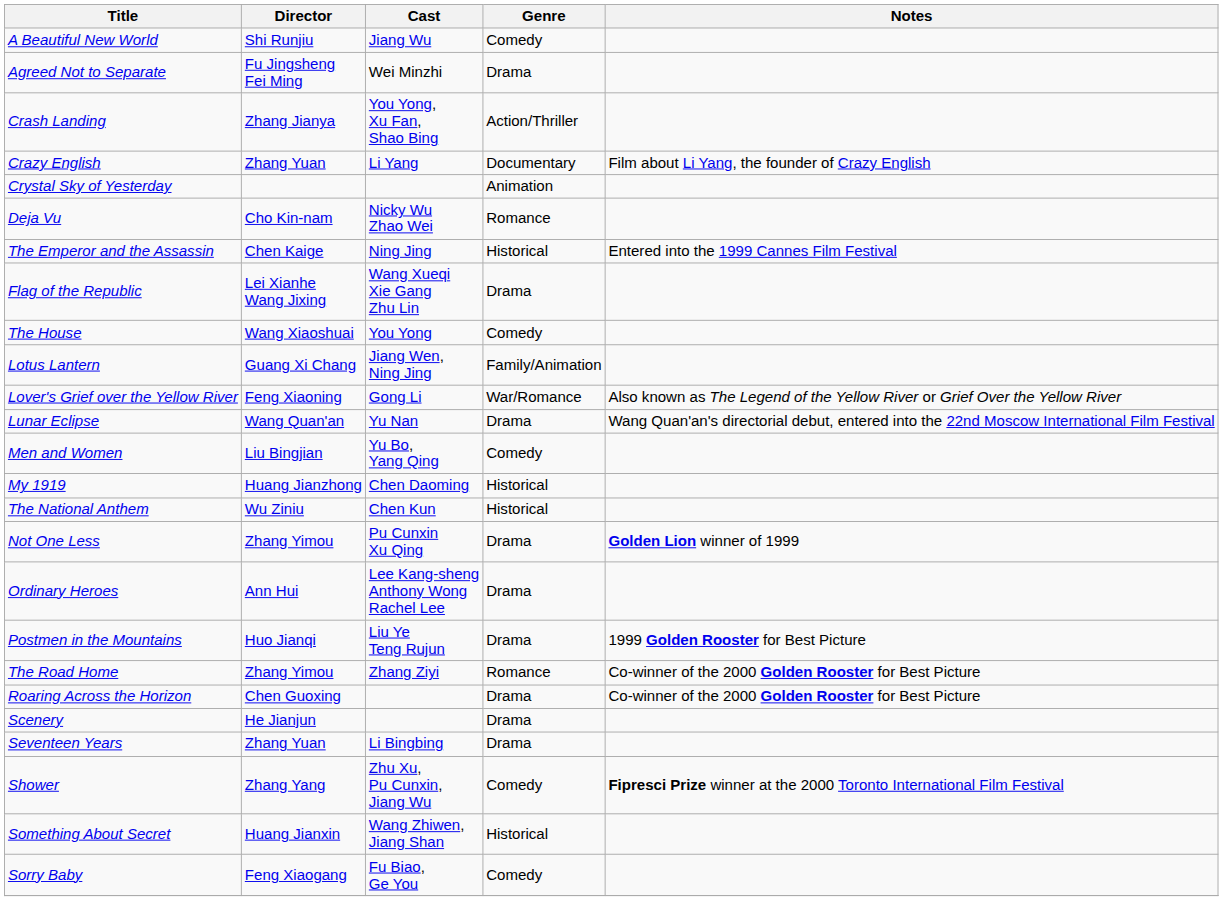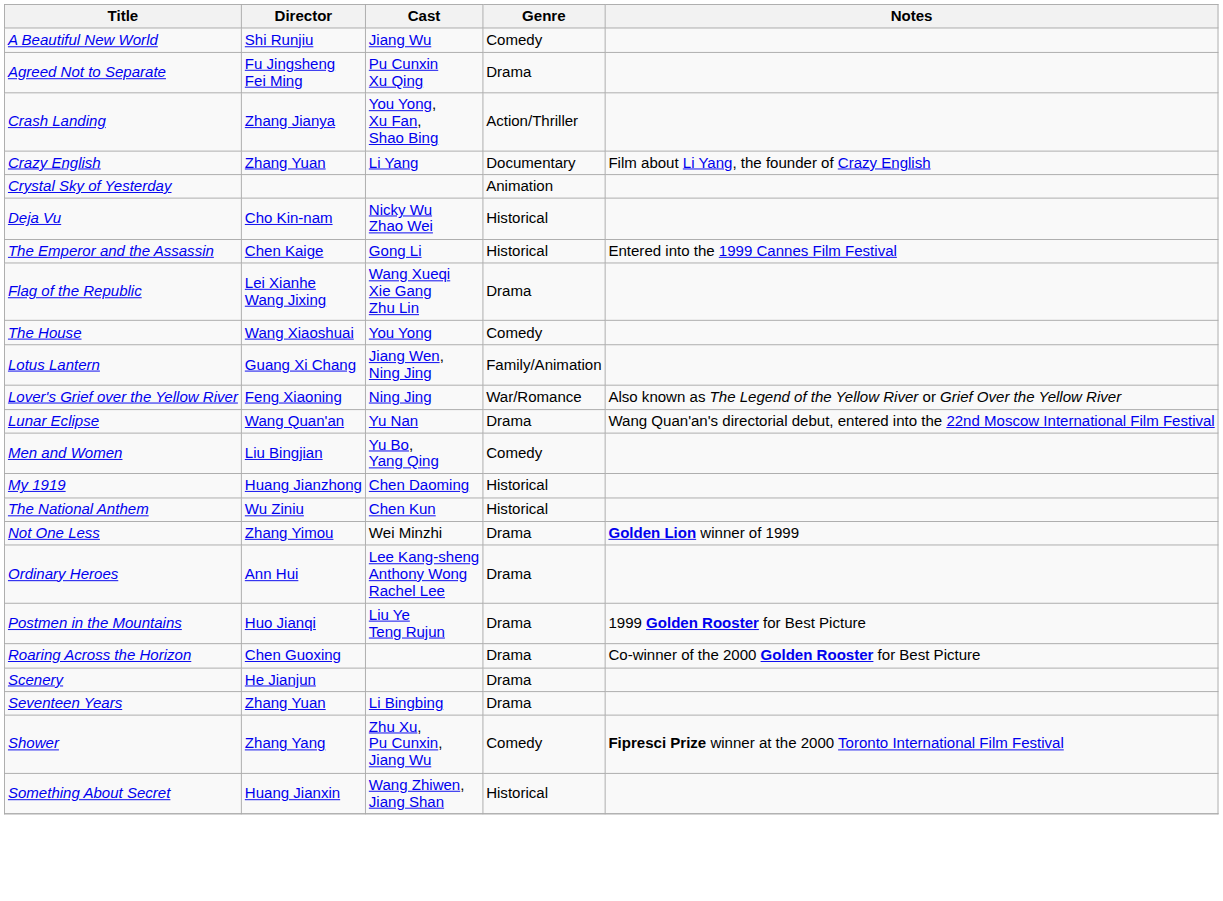(405, 72) Wei Minzhi -> (404, 72) Pu Cunxin Xu Qing
(518, 218) Romance -> (517, 218) Historical
(400, 251) Ning Jing -> (395, 251) Gong Li
(395, 397) Gong Li -> (400, 397) Ning Jing
(404, 541) Pu Cunxin Xu Qing -> (405, 533) Wei Minzhi
- row: (63, 672)
- row: (45, 874)
